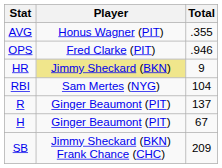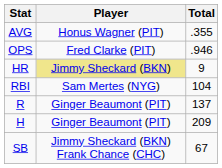(202, 123) 67 -> (202, 123) 209
(202, 148) 209 -> (202, 148) 67
